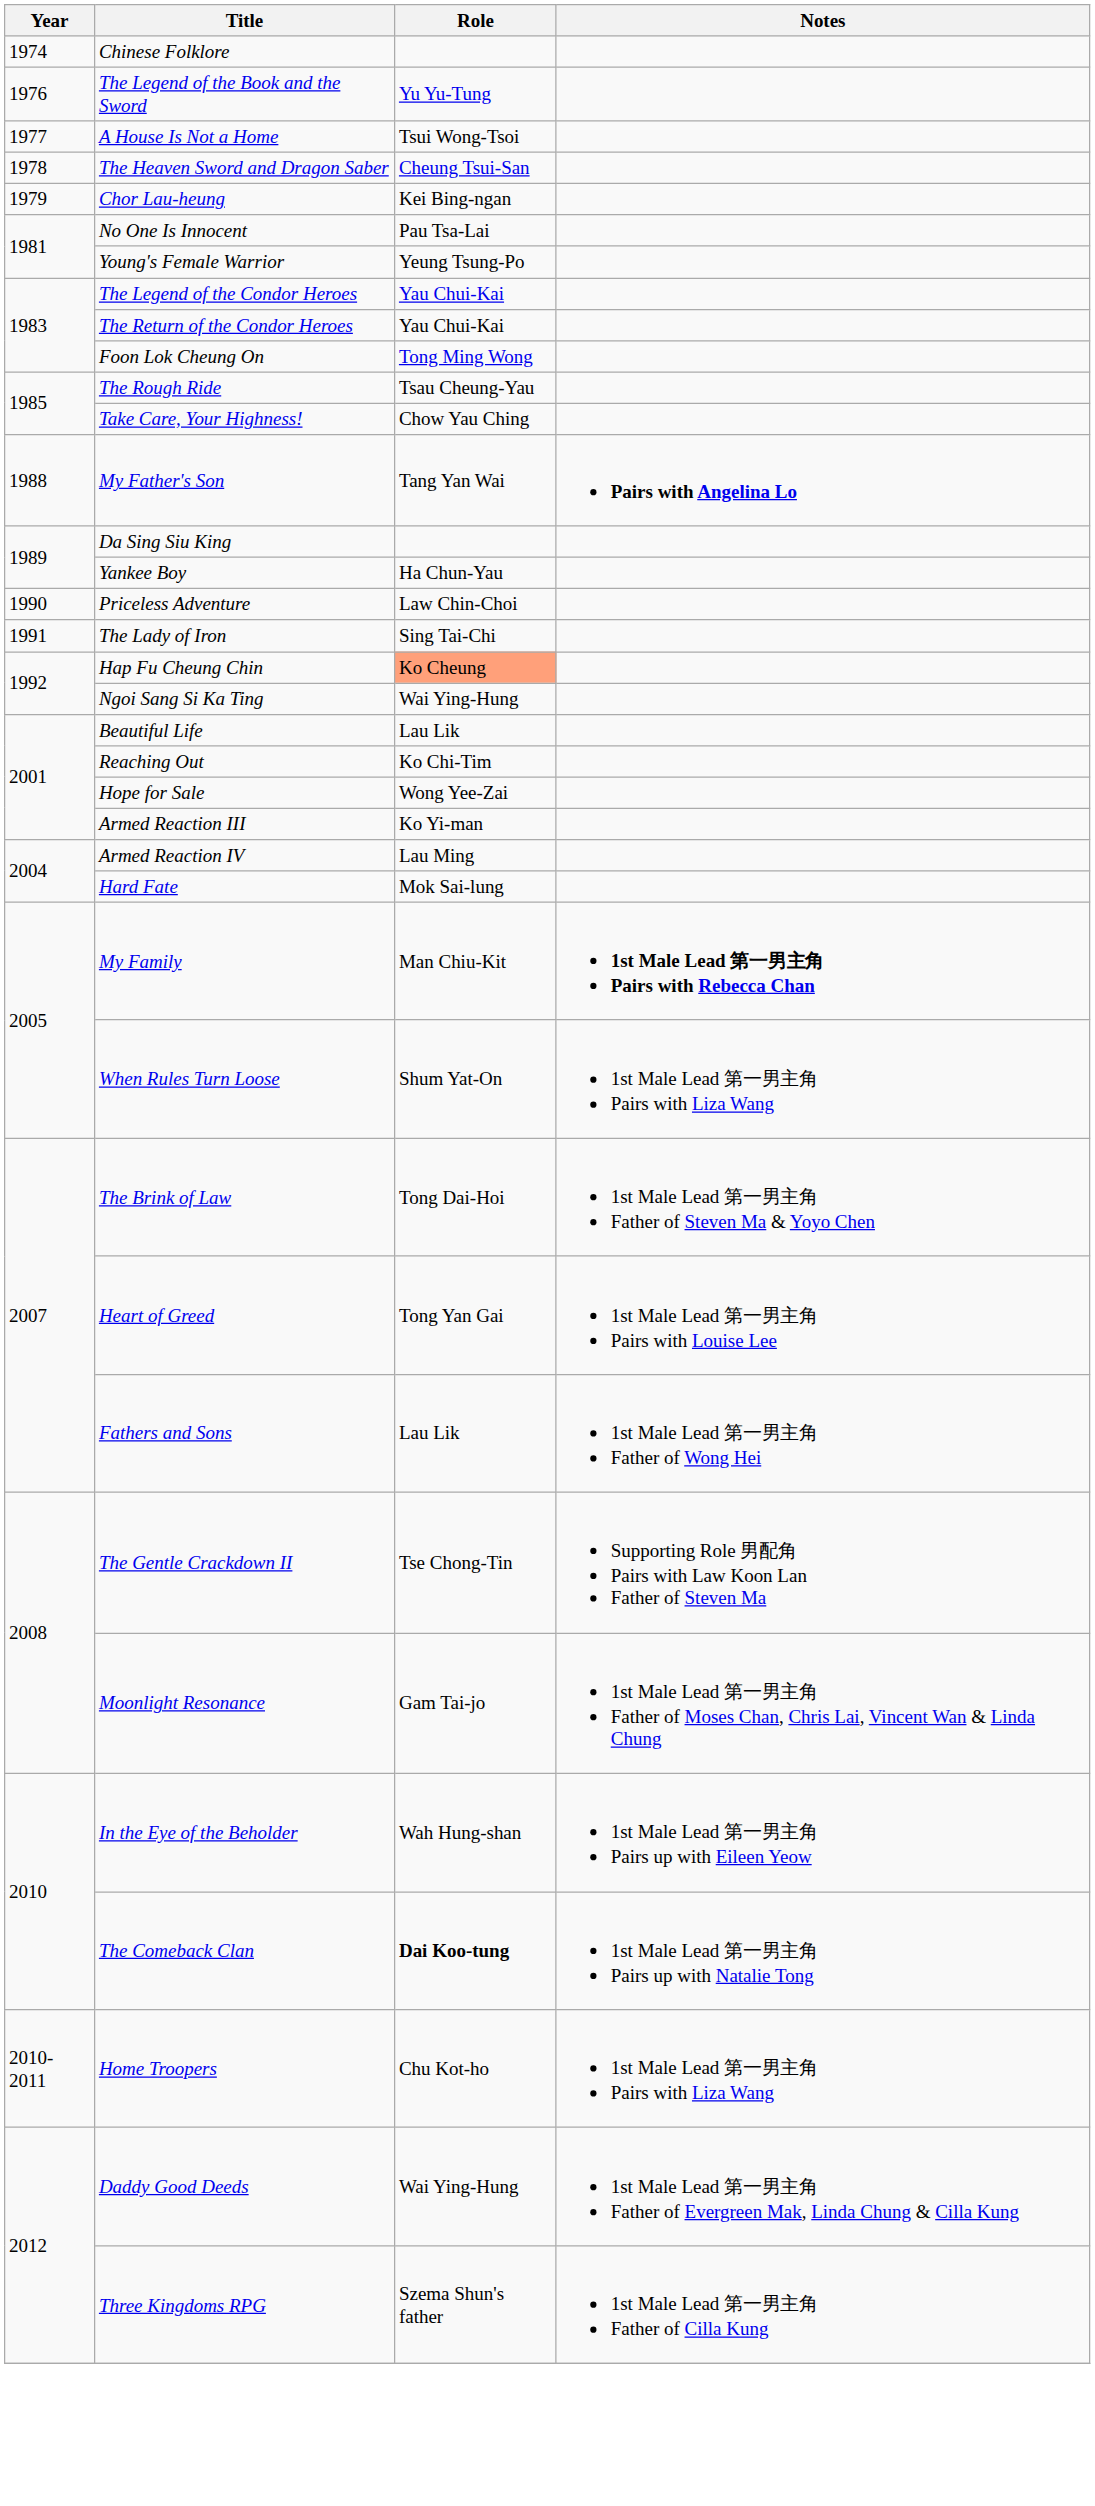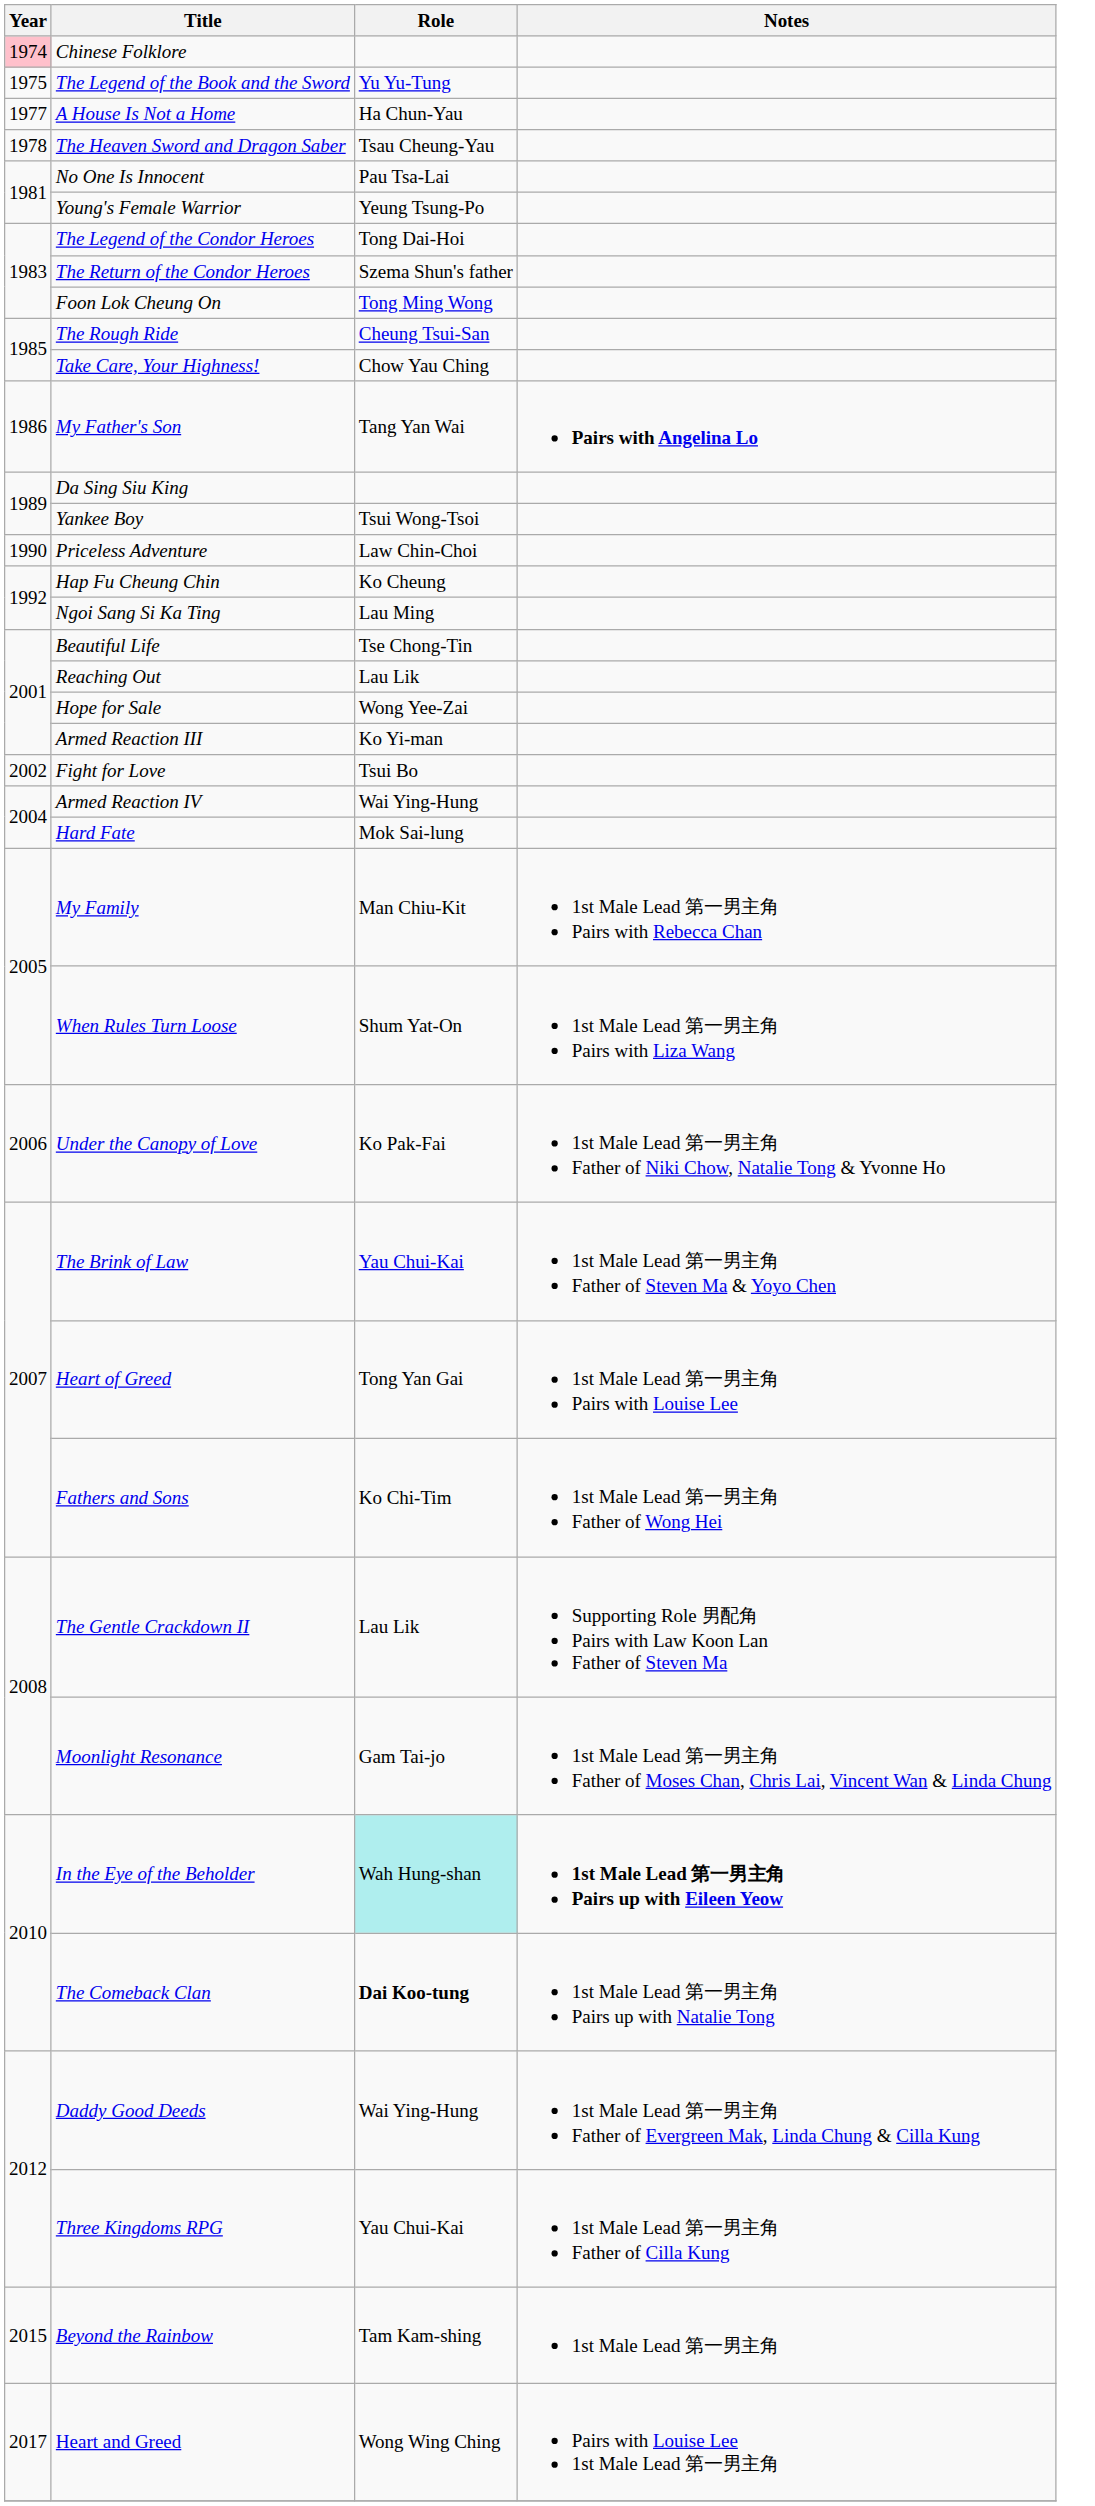(28, 51) no background -> (28, 51) pink background
(28, 94) 1976 -> (28, 83) 1975
(459, 136) Tsui Wong-Tsoi -> (411, 114) Ha Chun-Yau
(464, 168) Cheung Tsui-San -> (426, 145) Tsau Cheung-Yau
- row: (162, 199)
(451, 293) Yau Chui-Kai -> (412, 239) Tong Dai-Hoi
(451, 324) Yau Chui-Kai -> (436, 270) Szema Shun's father
(467, 387) Tsau Cheung-Yau -> (424, 333) Cheung Tsui-San
(28, 480) 1988 -> (28, 426) 1986
(451, 573) Ha Chun-Yau -> (419, 519) Tsui Wong-Tsoi
- row: (163, 635)
(442, 667) lightsalmon background -> (402, 582) no background
(459, 698) Wai Ying-Hung -> (396, 613) Lau Ming
(429, 729) Lau Lik -> (415, 644) Tse Chong-Tin
(445, 761) Ko Chi-Tim -> (389, 676) Lau Lik
+ row: (111, 770)
(437, 855) Lau Ming -> (419, 801) Wai Ying-Hung
(823, 973) bold -> (787, 919) normal
+ row: (157, 1143)
(452, 1197) Tong Dai-Hoi -> (411, 1261) Yau Chui-Kai
(429, 1433) Lau Lik -> (405, 1497) Ko Chi-Tim
(456, 1562) Tse Chong-Tin -> (389, 1626) Lau Lik
(460, 1832) no background -> (420, 1874) paleturquoise background
(823, 1844) normal -> (787, 1886) bold
- row: (158, 2068)
(452, 2304) Szema Shun's father -> (411, 2228) Yau Chui-Kai
+ row: (134, 2335)
+ row: (119, 2441)
